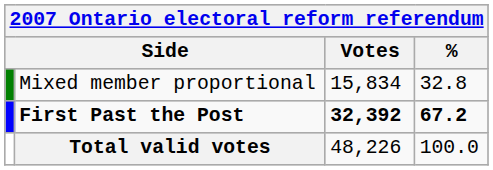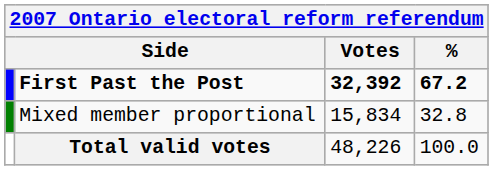rows swapped: (132, 117) <-> (167, 85)
